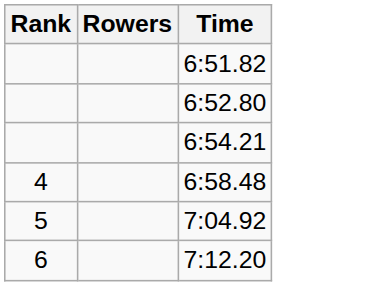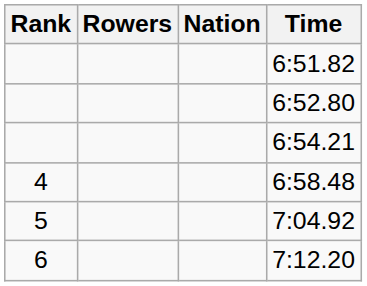+ column: (222, 24)
